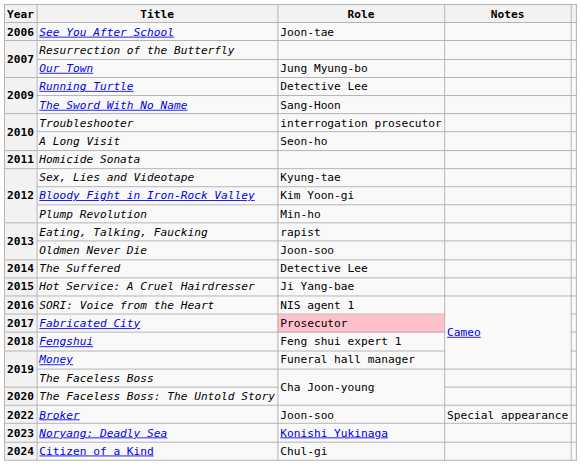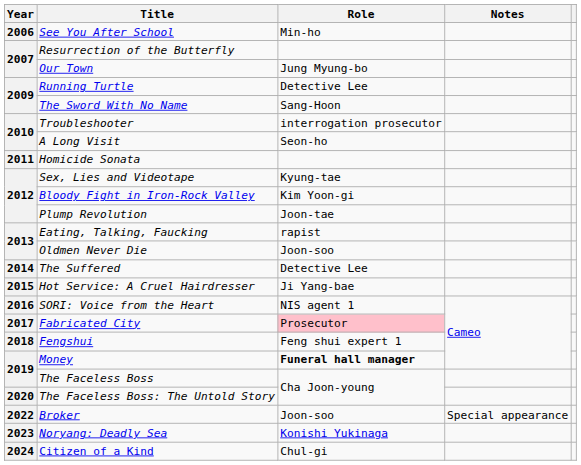(307, 32) Joon-tae -> (300, 32) Min-ho
(300, 214) Min-ho -> (307, 214) Joon-tae
(348, 360) normal -> (348, 360) bold
